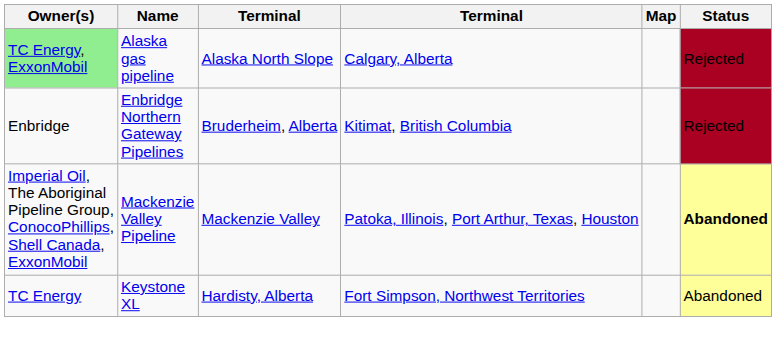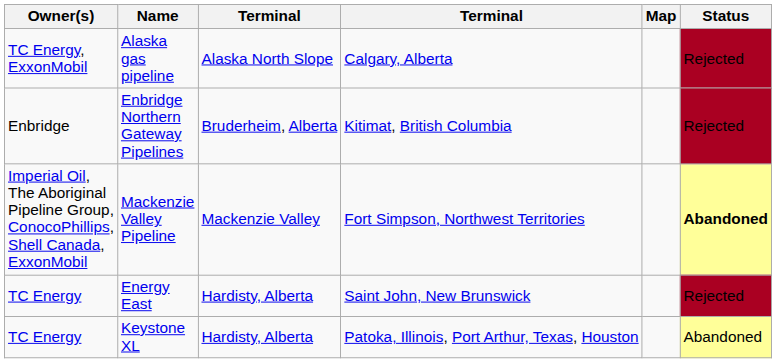(48, 58) lightgreen background -> (48, 58) no background
(491, 219) Patoka, Illinois, Port Arthur, Texas, Houston -> (465, 219) Fort Simpson, Northwest Territories
+ row: (145, 295)
(465, 295) Fort Simpson, Northwest Territories -> (491, 337) Patoka, Illinois, Port Arthur, Texas, Houston
